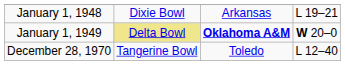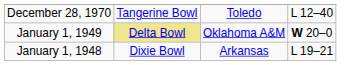rows swapped: (59, 13) <-> (59, 51)
(247, 32) bold -> (244, 32) normal
